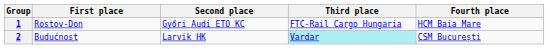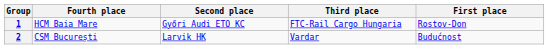columns swapped: (96, 11) <-> (480, 11)
(305, 37) paleturquoise background -> (305, 37) no background
